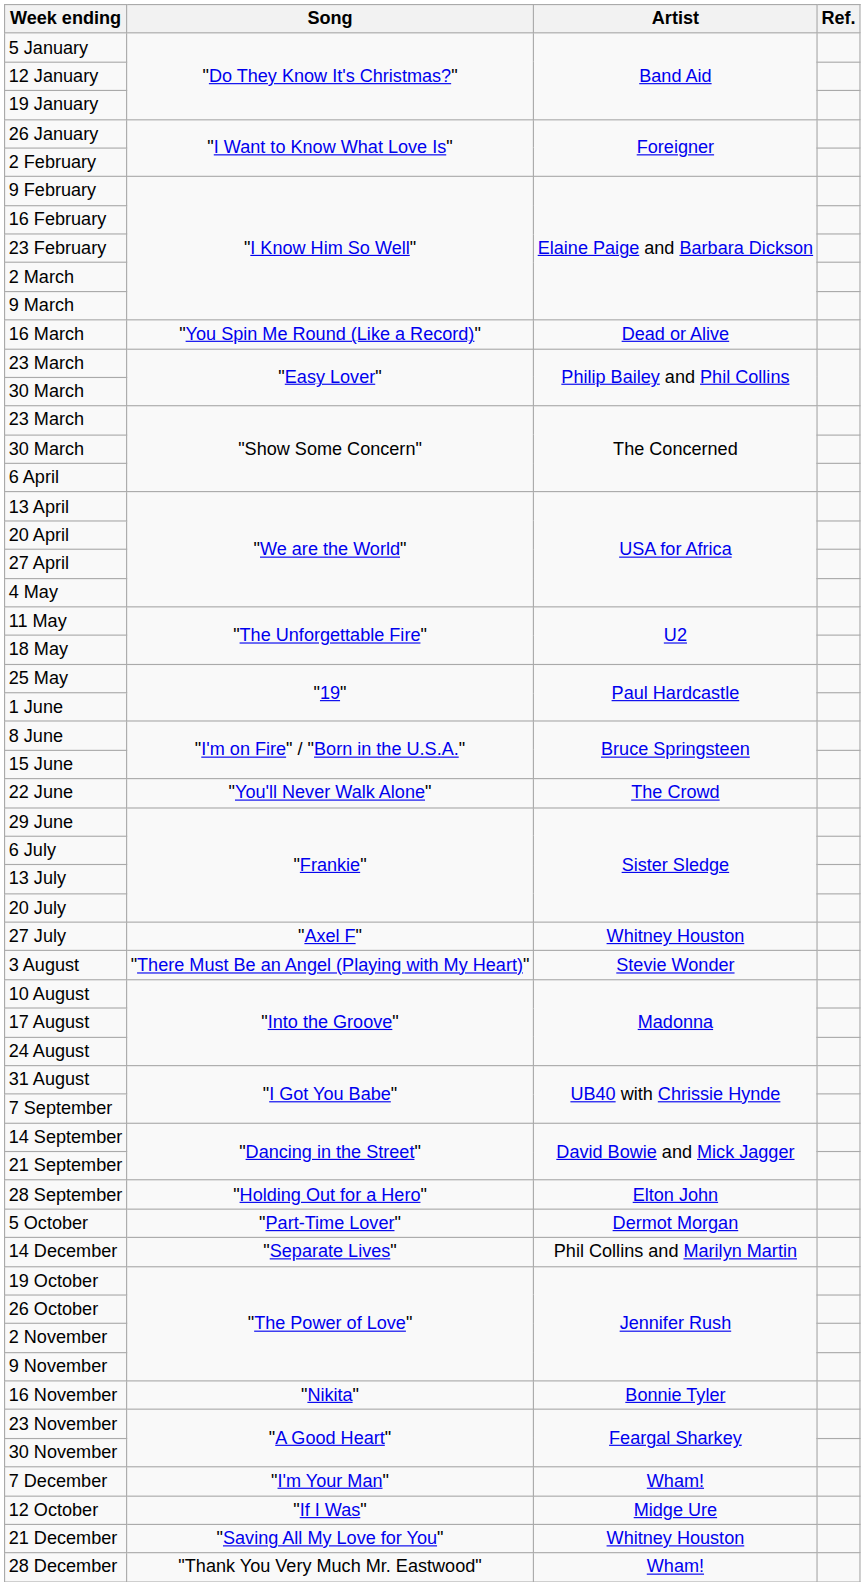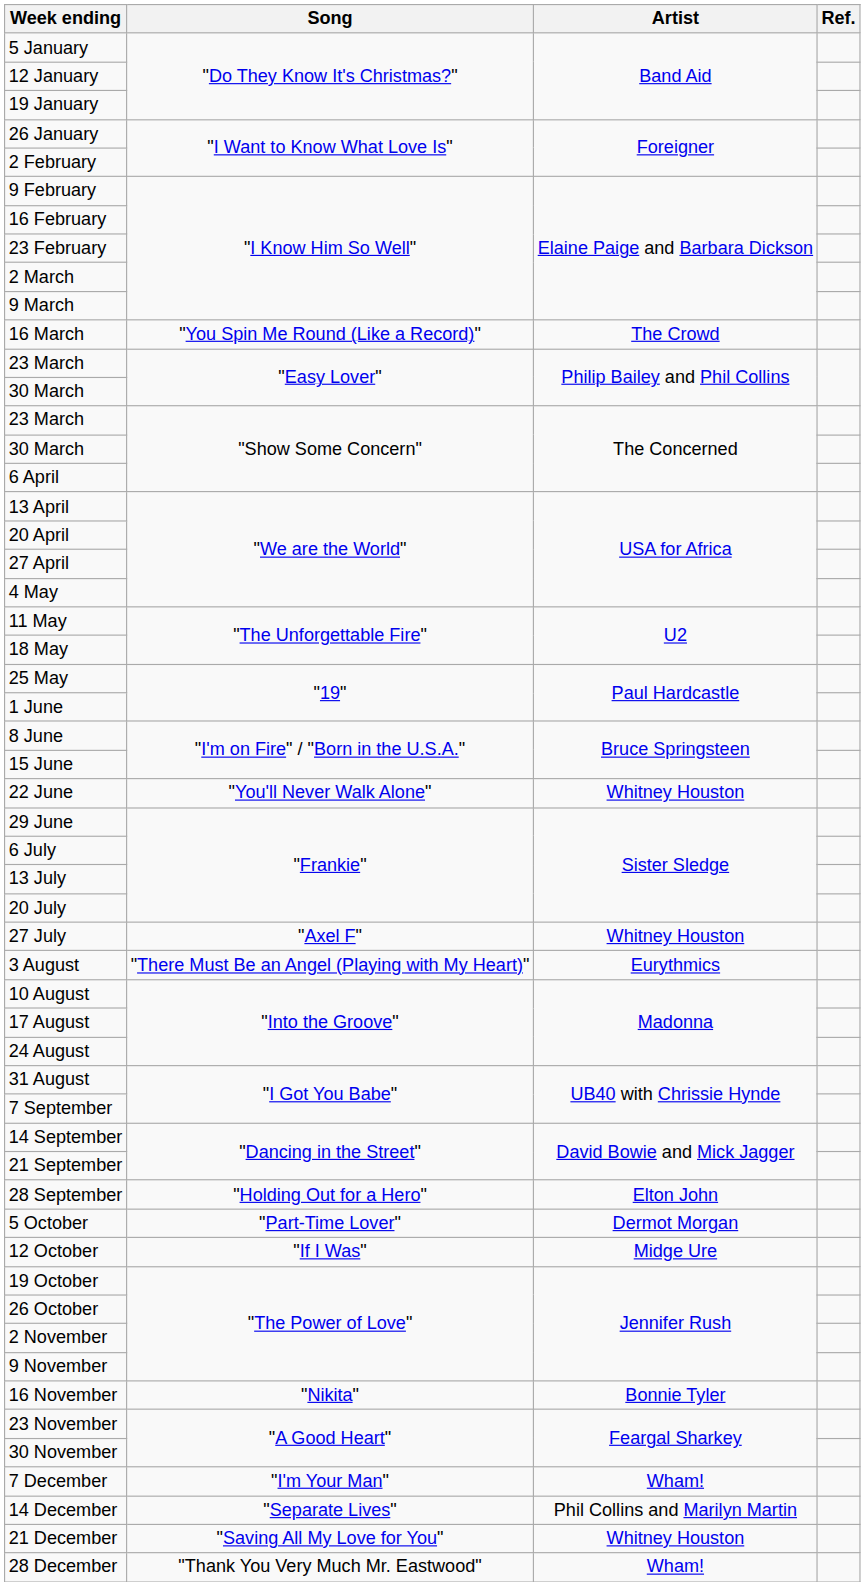(675, 334) Dead or Alive -> (675, 334) The Crowd
(675, 793) The Crowd -> (675, 793) Whitney Houston
(675, 965) Stevie Wonder -> (675, 965) Eurythmics
rows swapped: (53, 1509) <-> (63, 1251)
